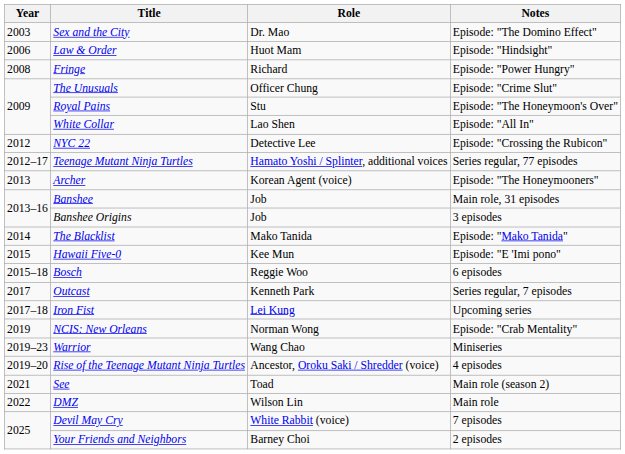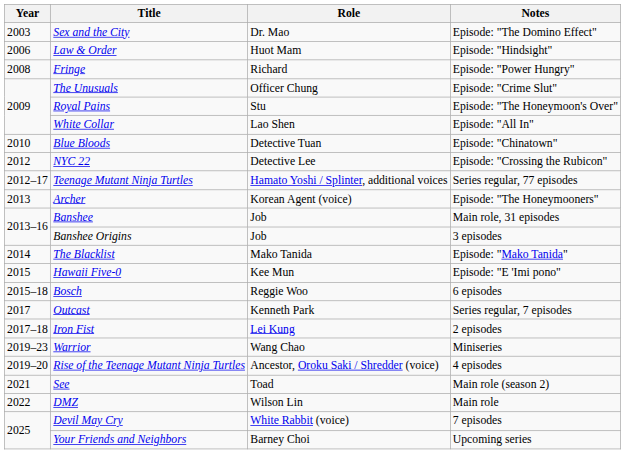+ row: (82, 143)
(492, 310) Upcoming series -> (477, 328) 2 episodes
- row: (100, 328)
(477, 439) 2 episodes -> (492, 439) Upcoming series
